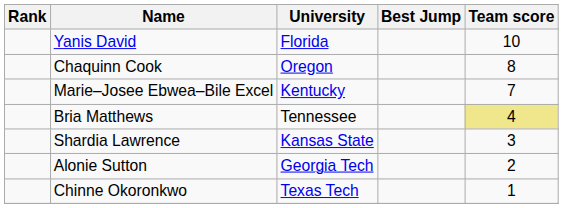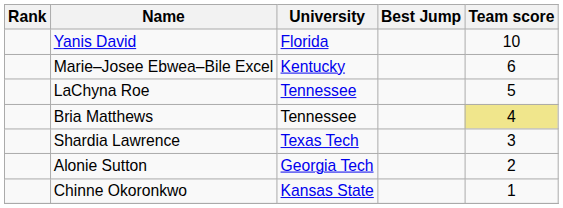- row: (108, 66)
(511, 91) 7 -> (511, 66) 6
+ row: (102, 91)
(327, 141) Kansas State -> (320, 141) Texas Tech
(320, 191) Texas Tech -> (327, 191) Kansas State
